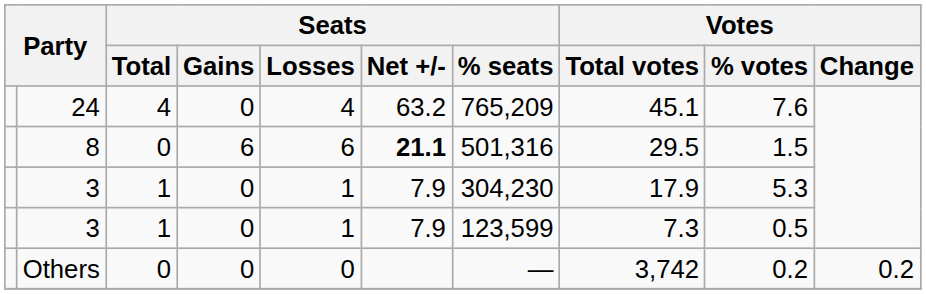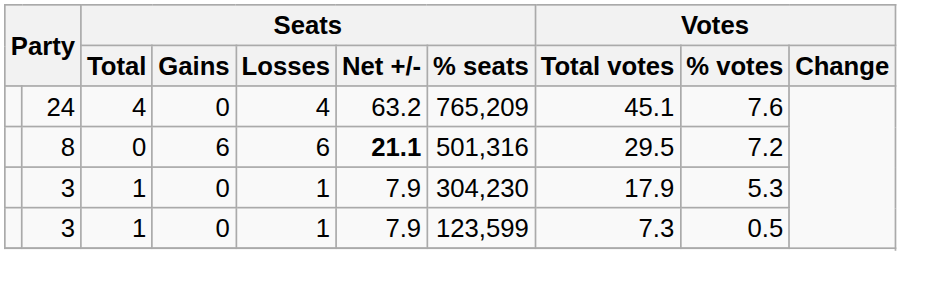(790, 147) 1.5 -> (765, 147) 7.2
- row: (61, 269)
